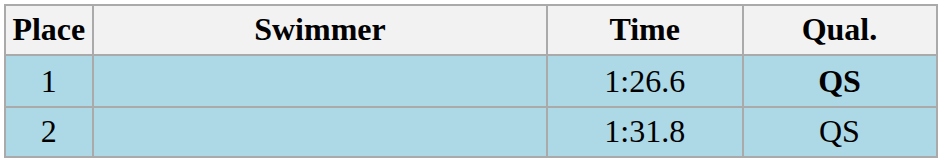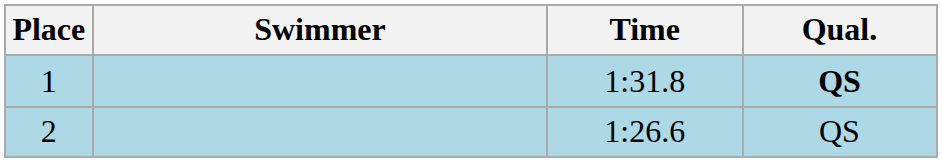(645, 80) 1:26.6 -> (645, 80) 1:31.8
(645, 131) 1:31.8 -> (645, 131) 1:26.6
